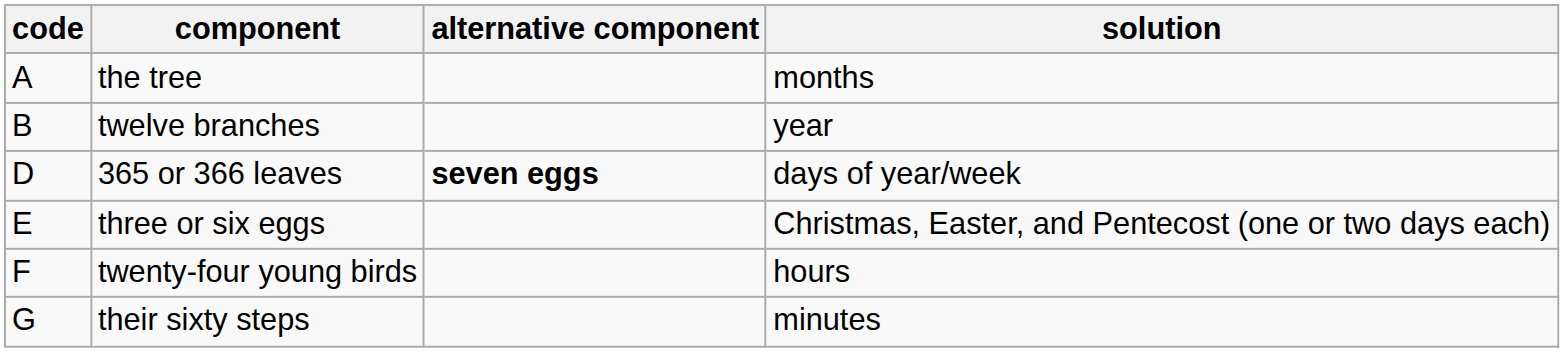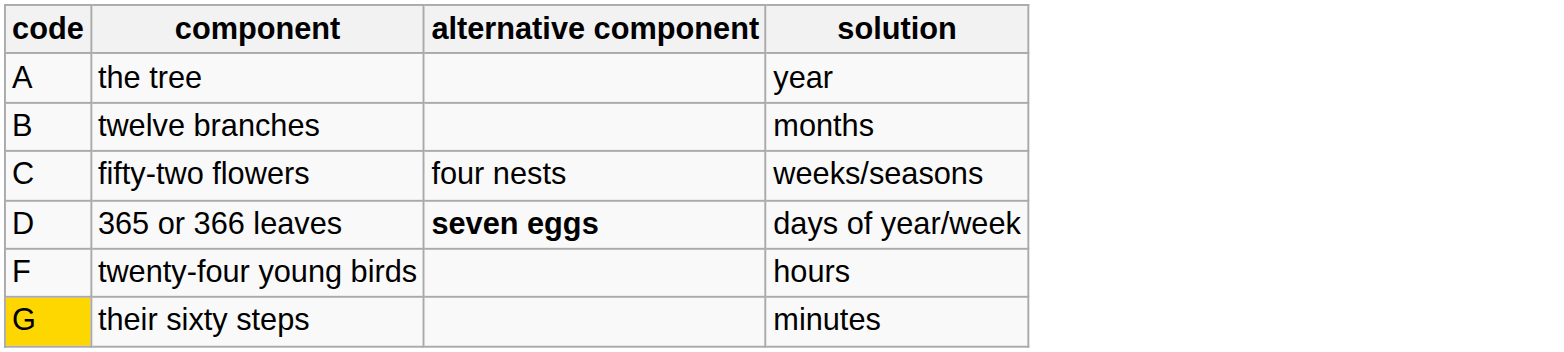(824, 77) months -> (803, 77) year
(803, 126) year -> (824, 126) months
+ row: (204, 175)
- row: (211, 223)
(24, 321) no background -> (24, 321) gold background
